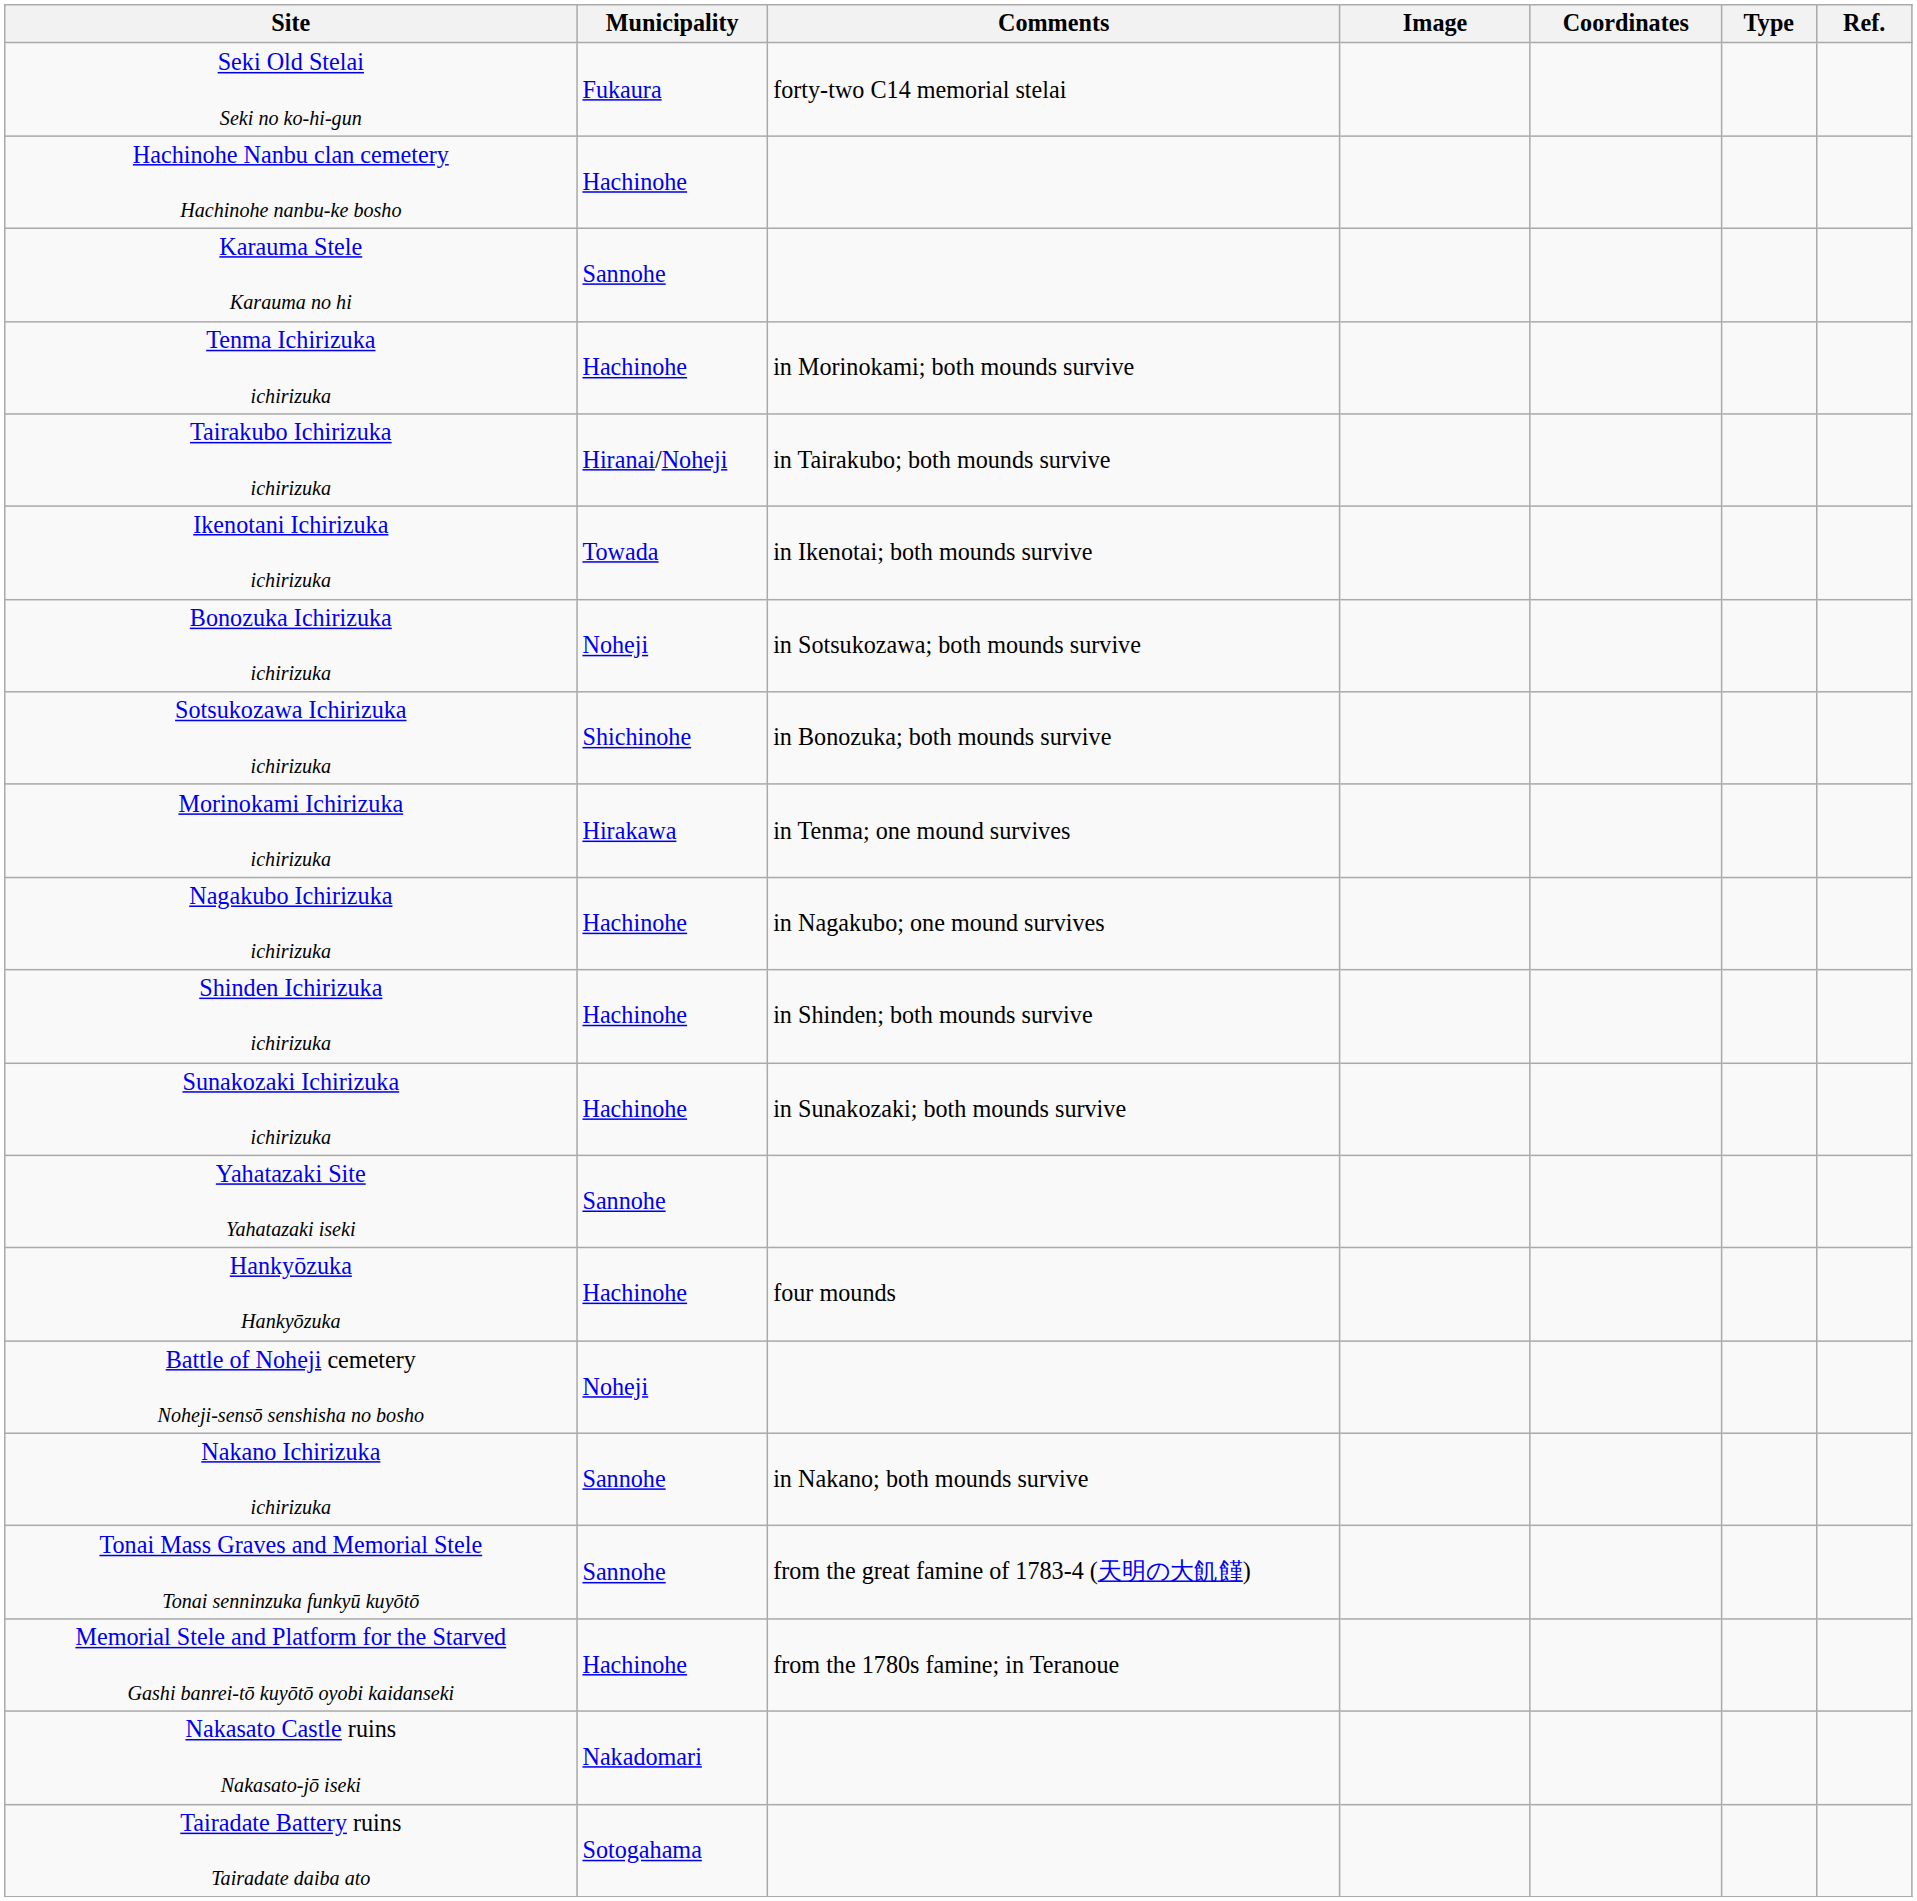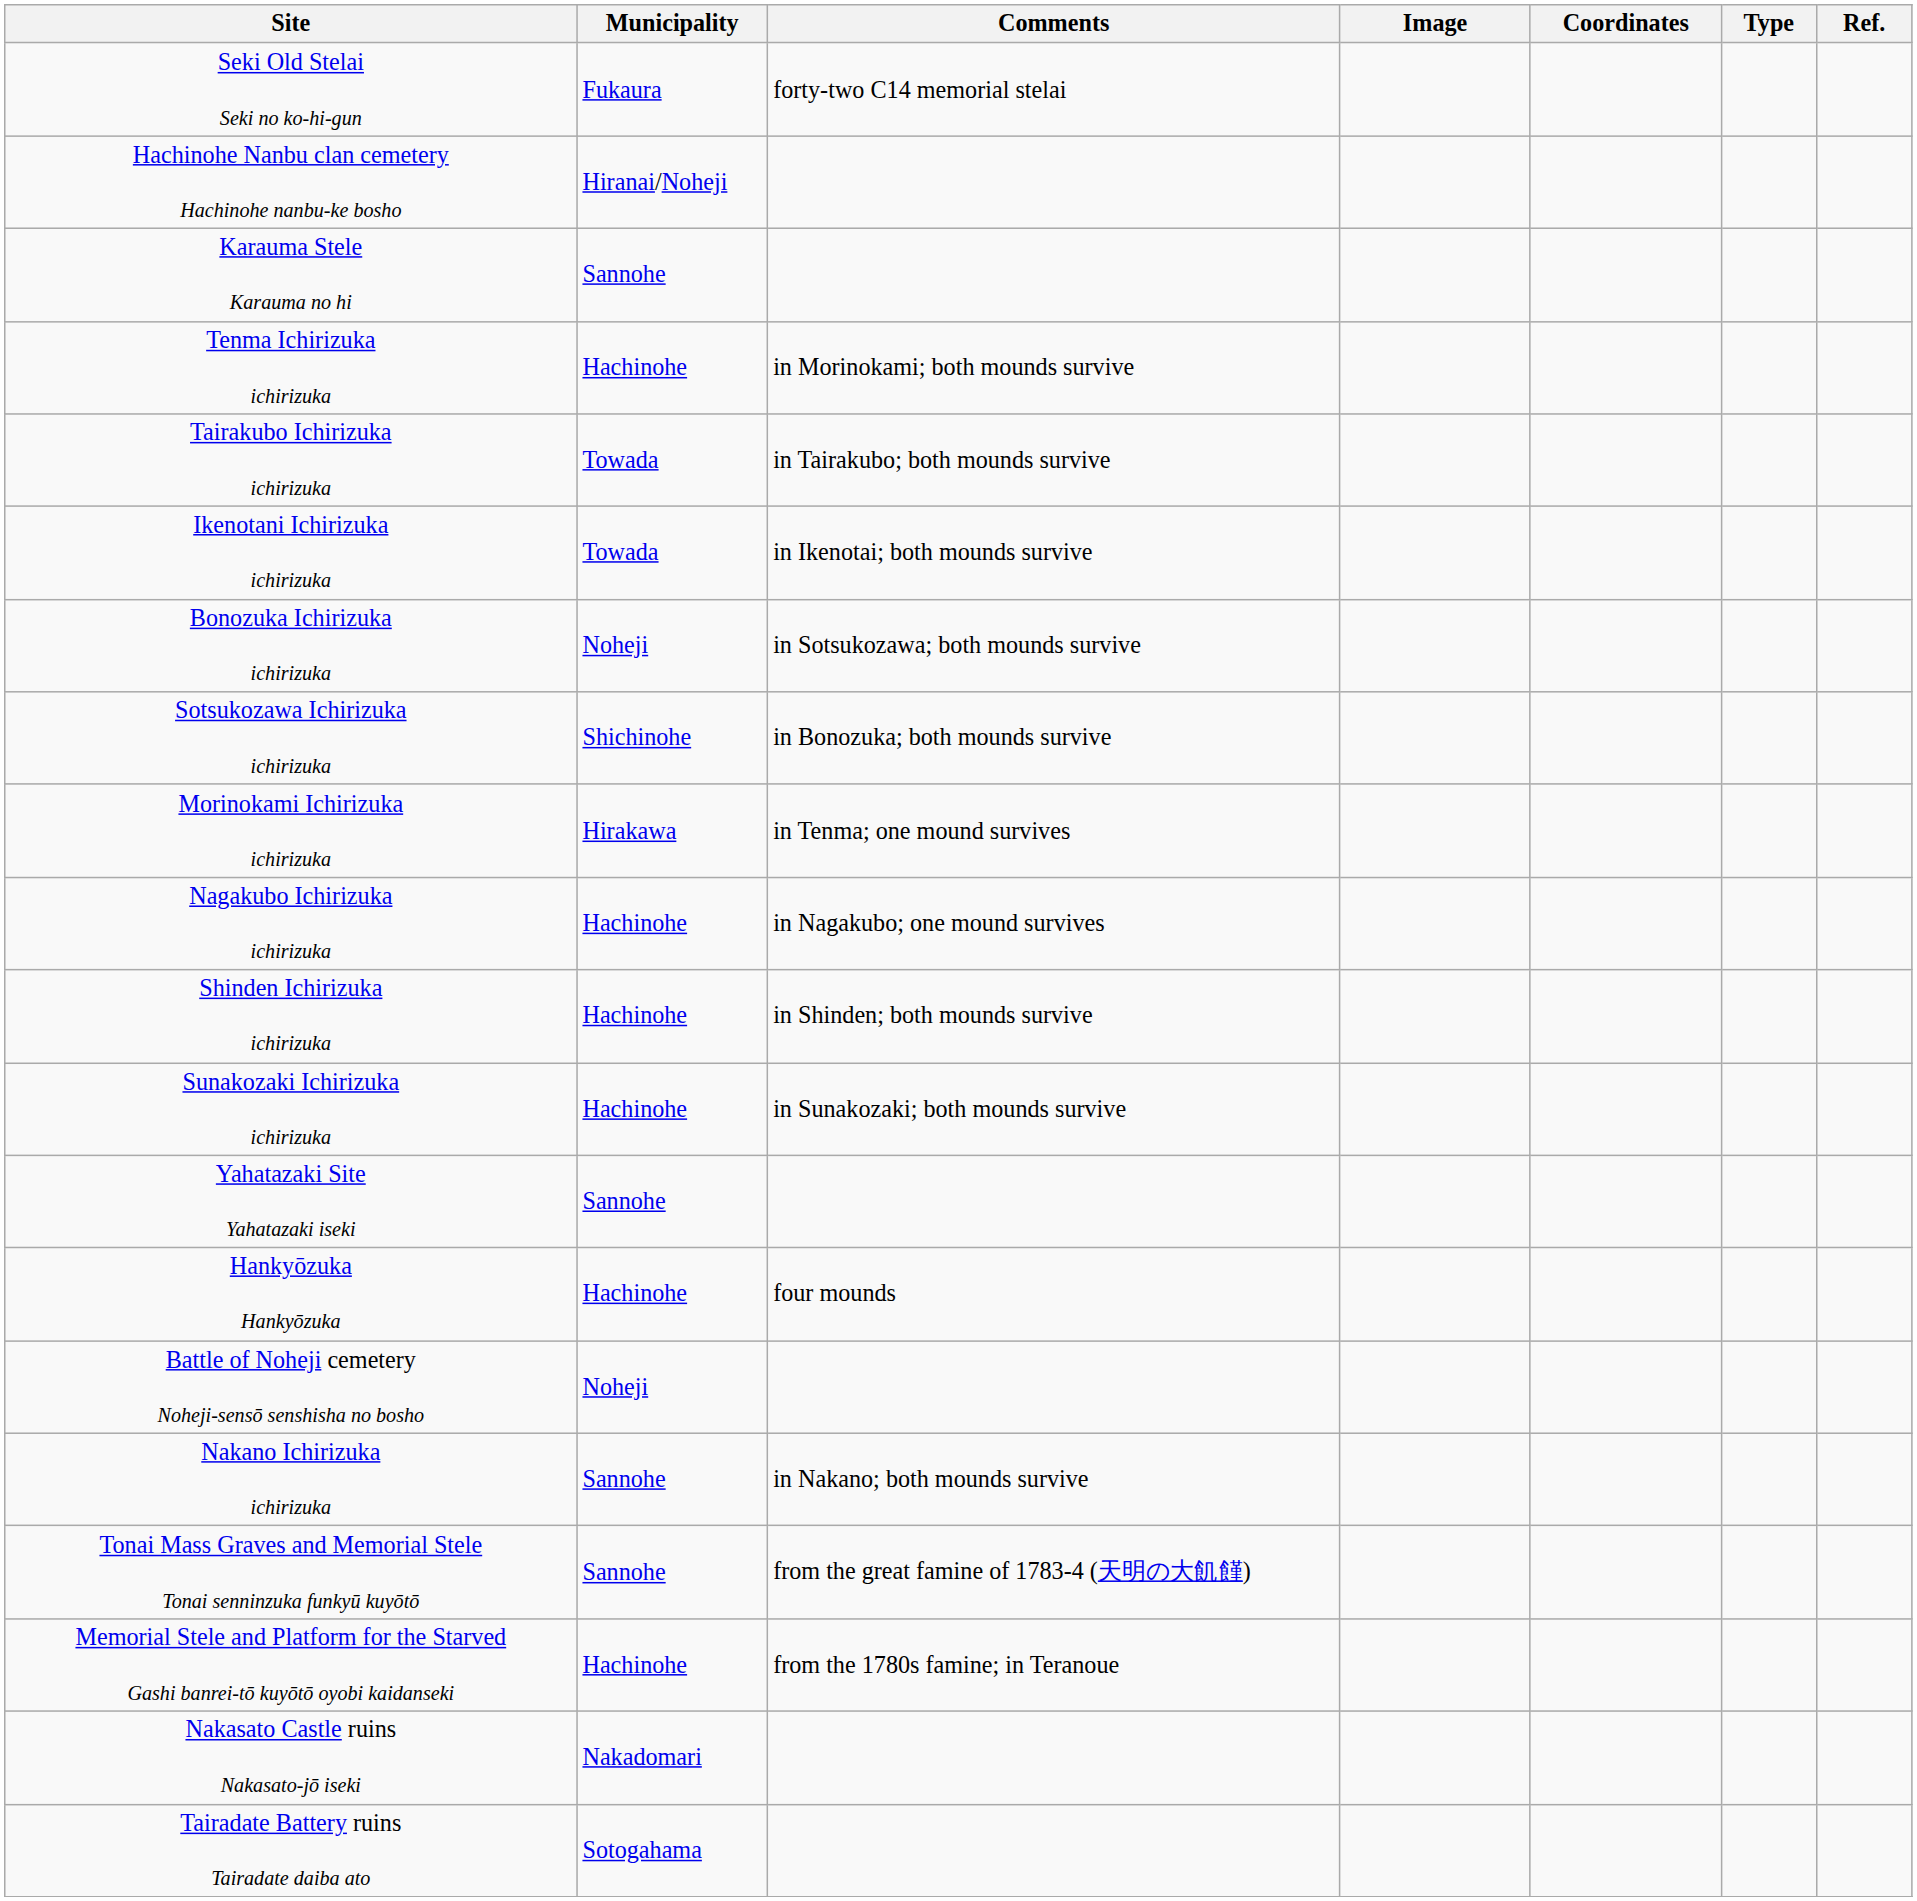(635, 181) Hachinohe -> (655, 181) Hiranai/Noheji
(655, 459) Hiranai/Noheji -> (621, 459) Towada
